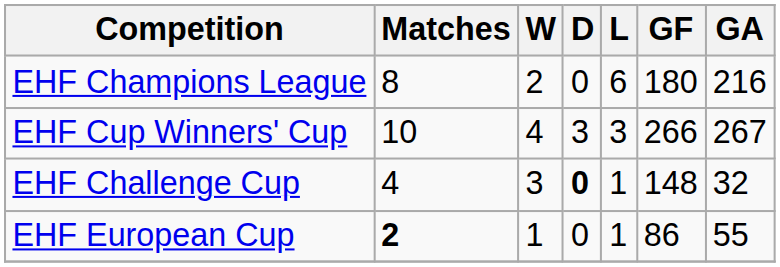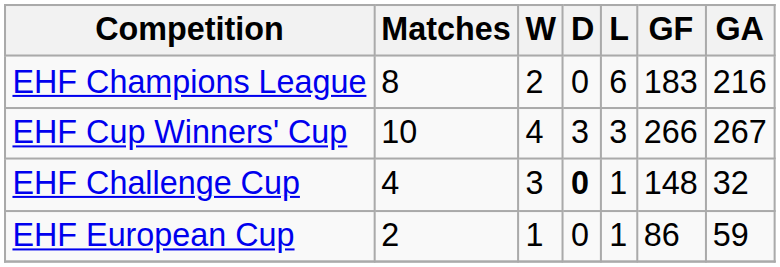(671, 81) 180 -> (671, 81) 183
(390, 235) bold -> (390, 235) normal
(731, 235) 55 -> (731, 235) 59
